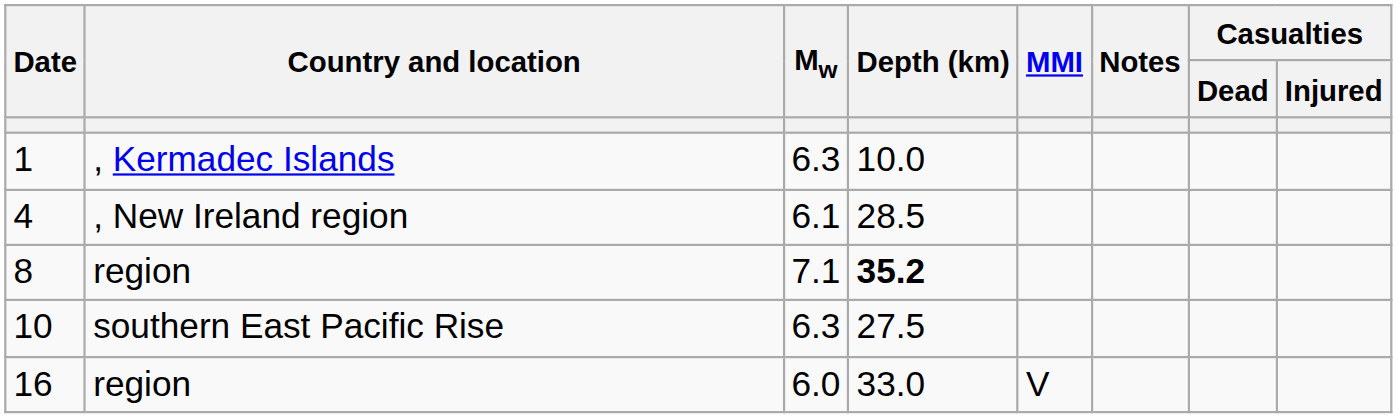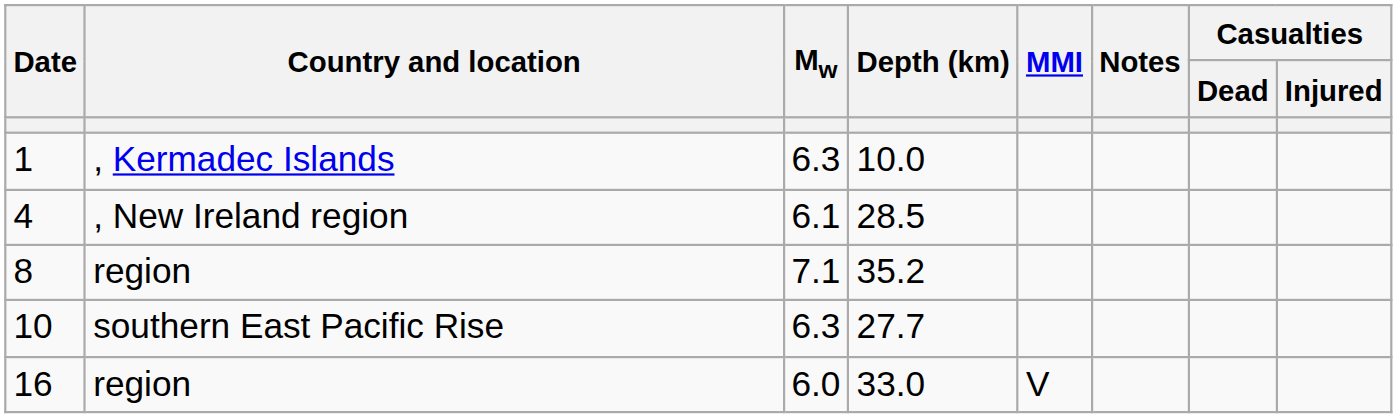(891, 271) bold -> (891, 271) normal
(891, 327) 27.5 -> (891, 327) 27.7
